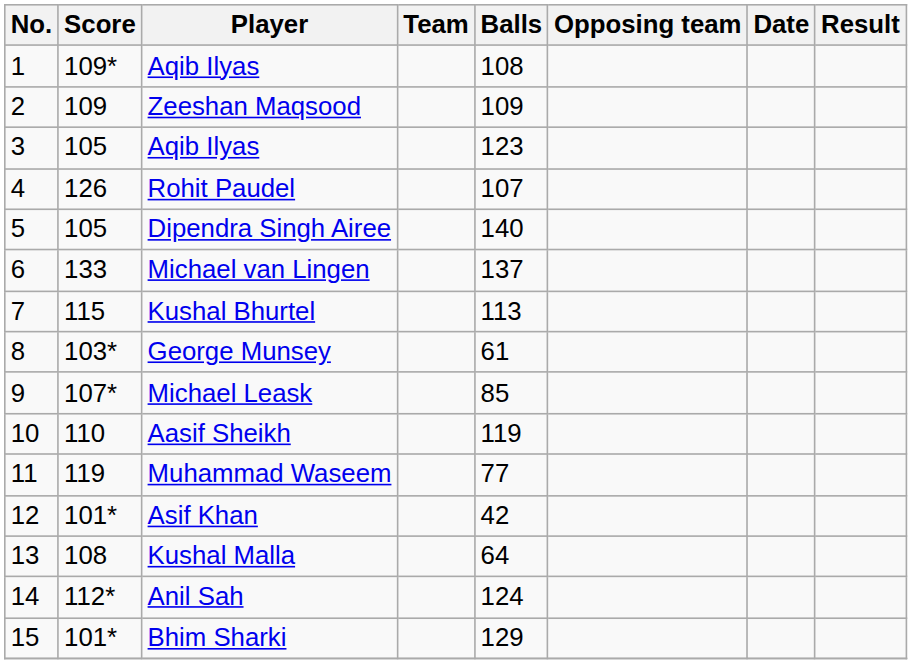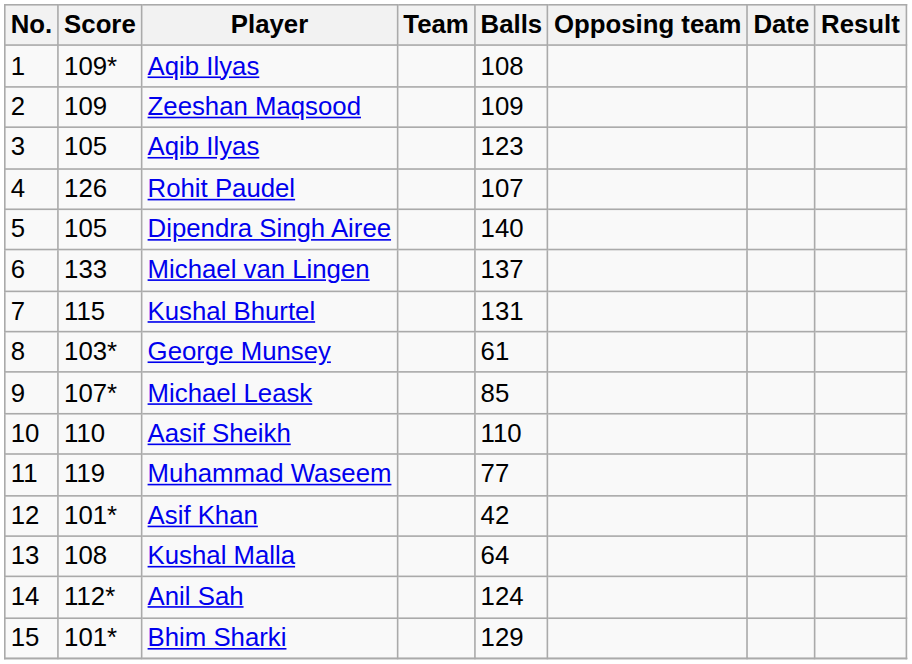(501, 310) 113 -> (502, 310) 131
(501, 433) 119 -> (501, 433) 110
